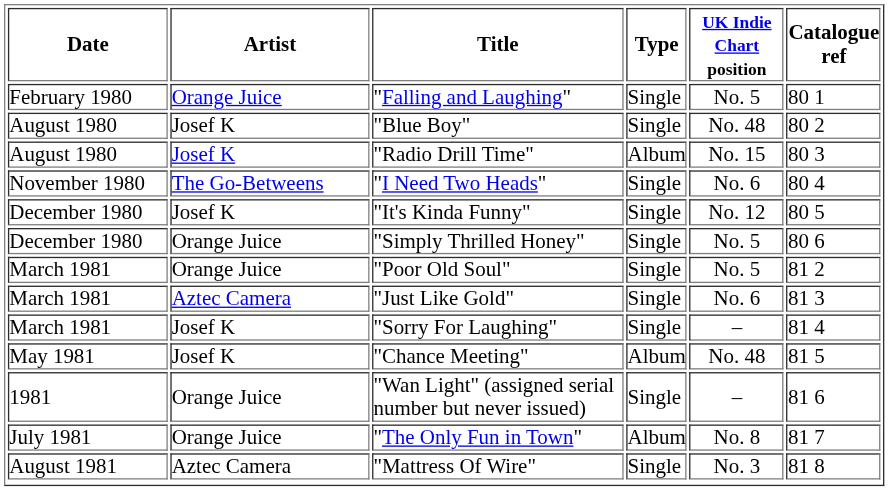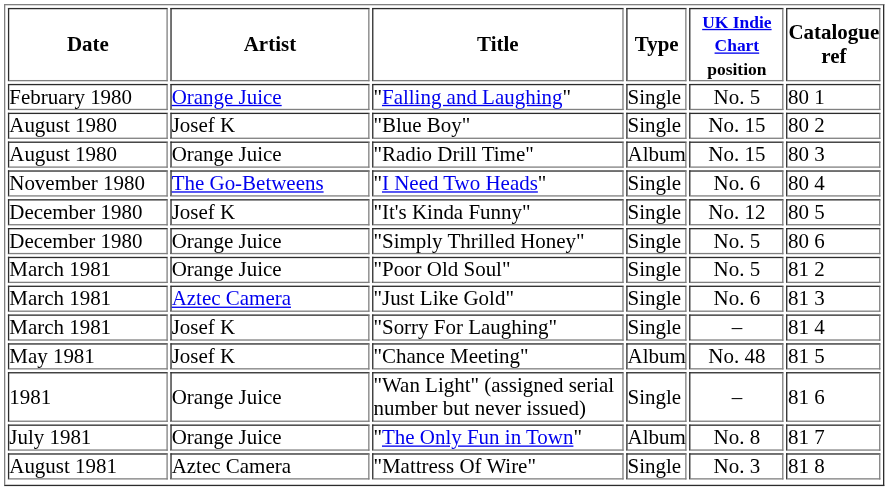(737, 125) No. 48 -> (737, 125) No. 15
(203, 154) Josef K -> (227, 154) Orange Juice
